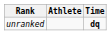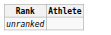- column: (95, 11)
